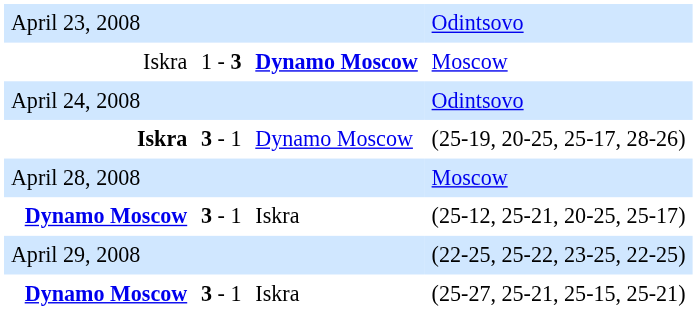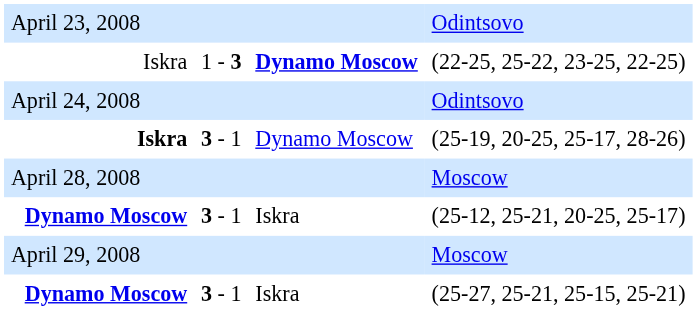(470, 61) Moscow -> (559, 61) (22-25, 25-22, 23-25, 22-25)
(559, 254) (22-25, 25-22, 23-25, 22-25) -> (470, 254) Moscow
